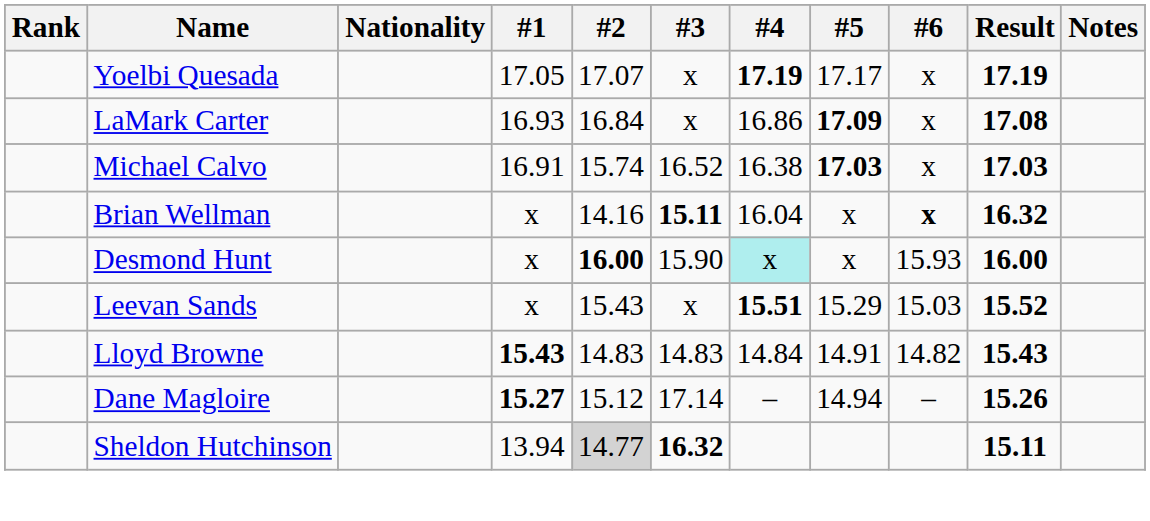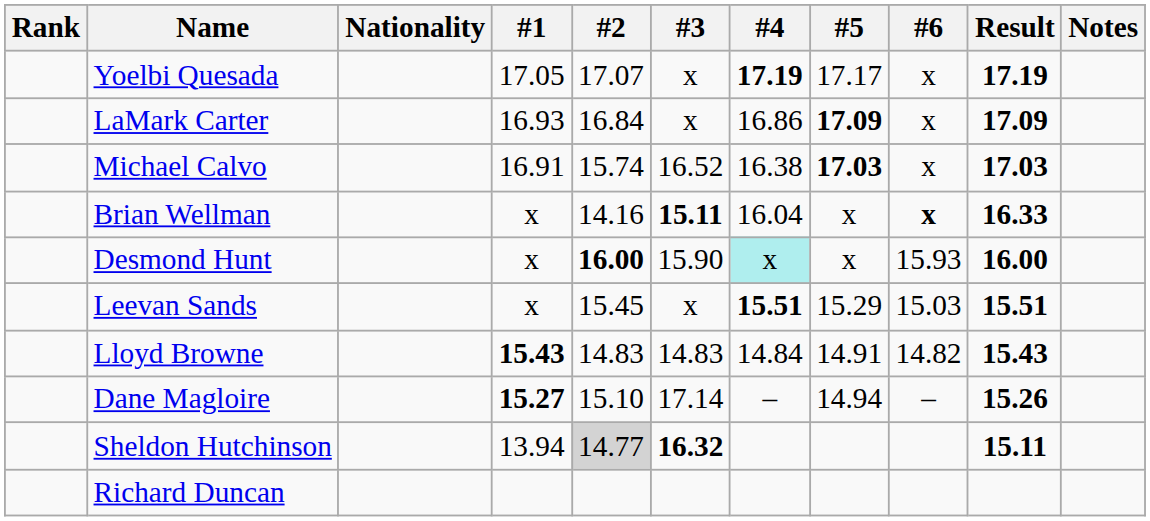(1015, 120) 17.08 -> (1015, 120) 17.09
(1015, 213) 16.32 -> (1015, 213) 16.33
(611, 306) 15.43 -> (611, 306) 15.45
(1015, 306) 15.52 -> (1015, 306) 15.51
(611, 399) 15.12 -> (611, 399) 15.10
+ row: (189, 492)
